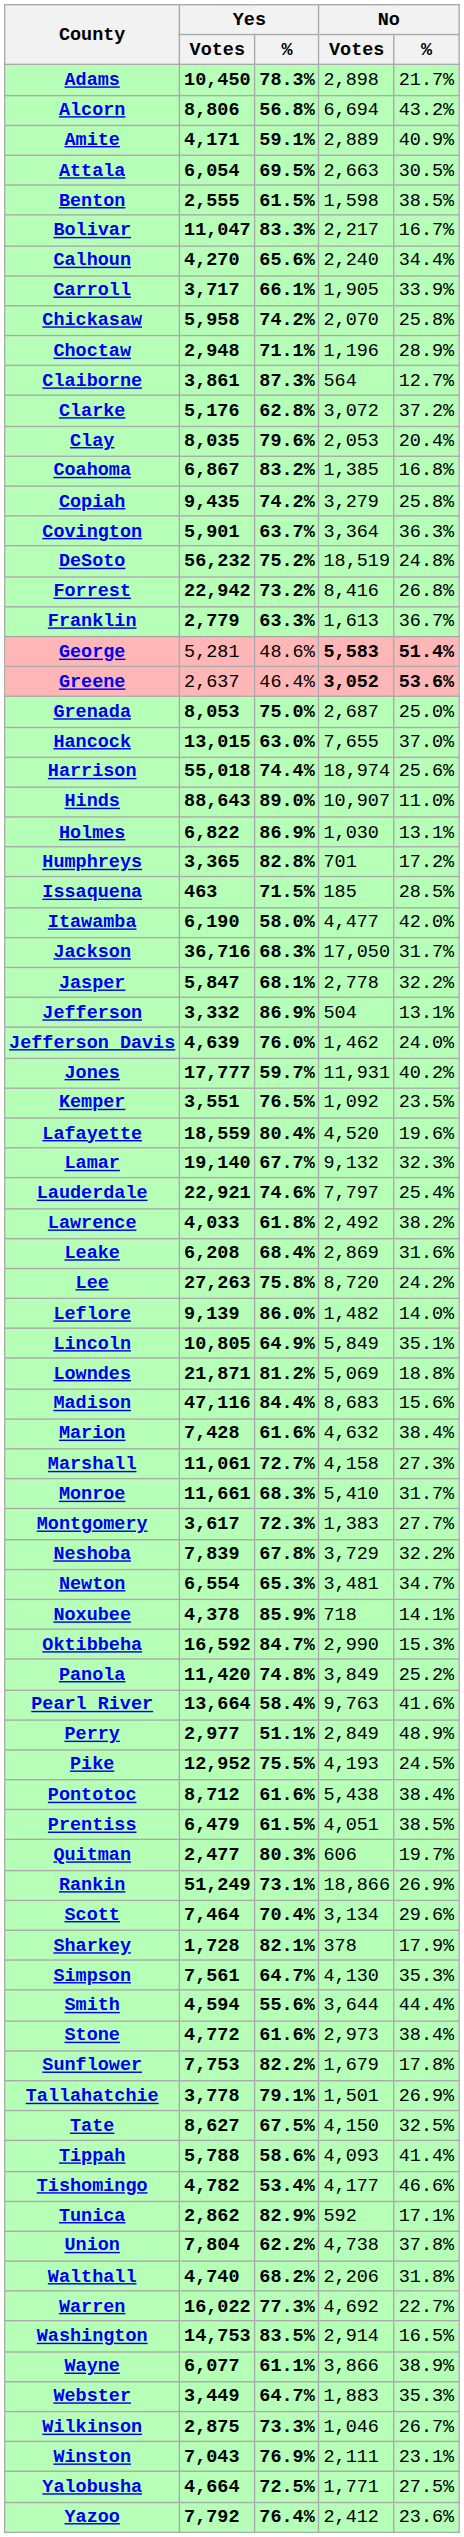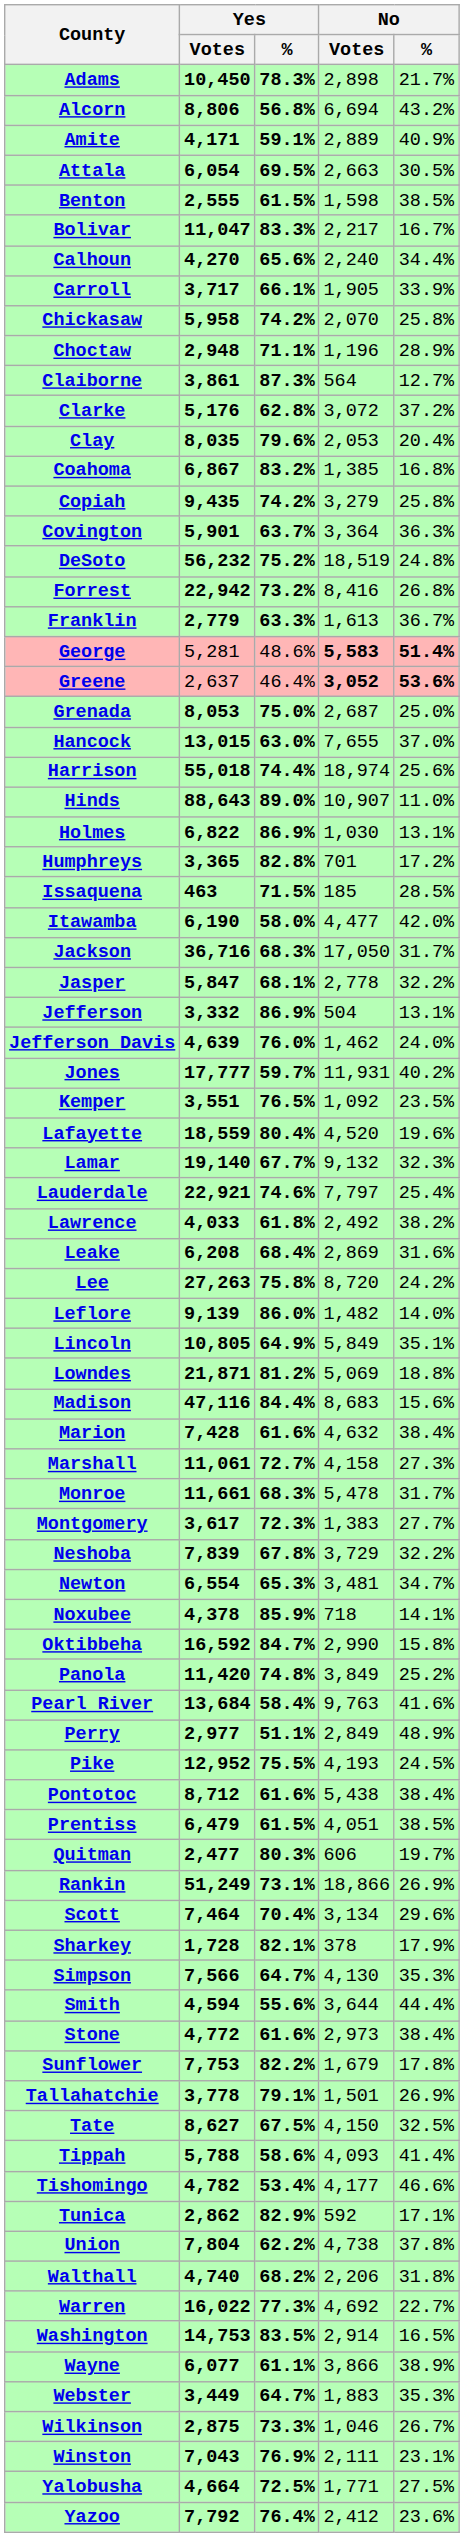(351, 1494) 5,410 -> (351, 1494) 5,478
(426, 1644) 15.3% -> (426, 1644) 15.8%
(217, 1705) 13,664 -> (217, 1705) 13,684
(212, 1975) 7,561 -> (212, 1975) 7,566
